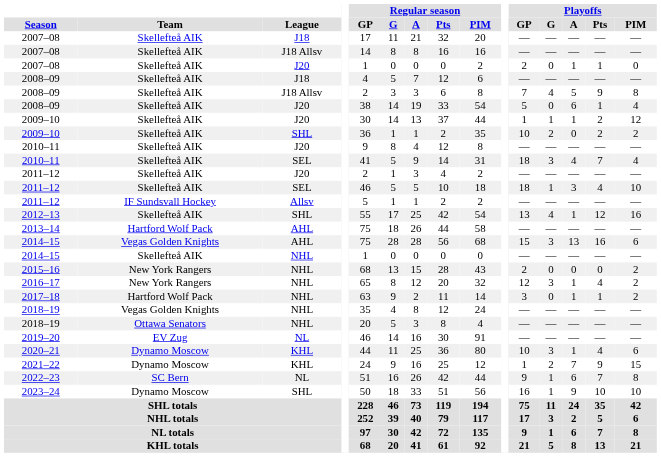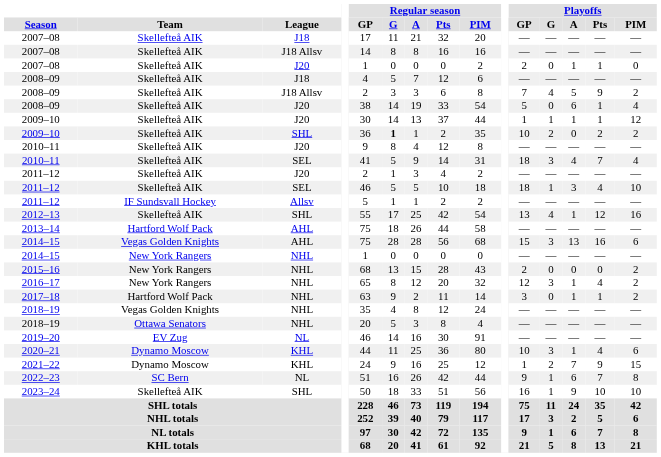(636, 92) 8 -> (636, 92) 2
(600, 119) 2 -> (600, 119) 1
(393, 133) normal -> (393, 133) bold
(170, 255) Skellefteå AIK -> (170, 255) New York Rangers
(170, 391) Dynamo Moscow -> (170, 391) Skellefteå AIK
